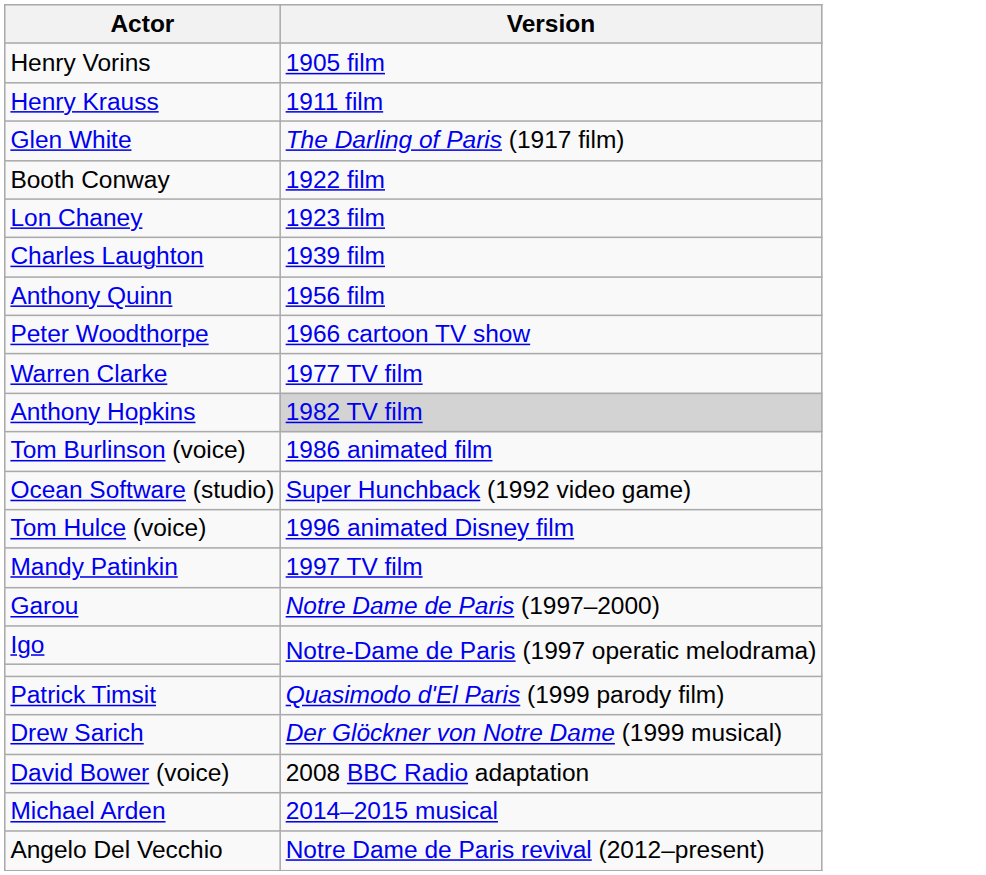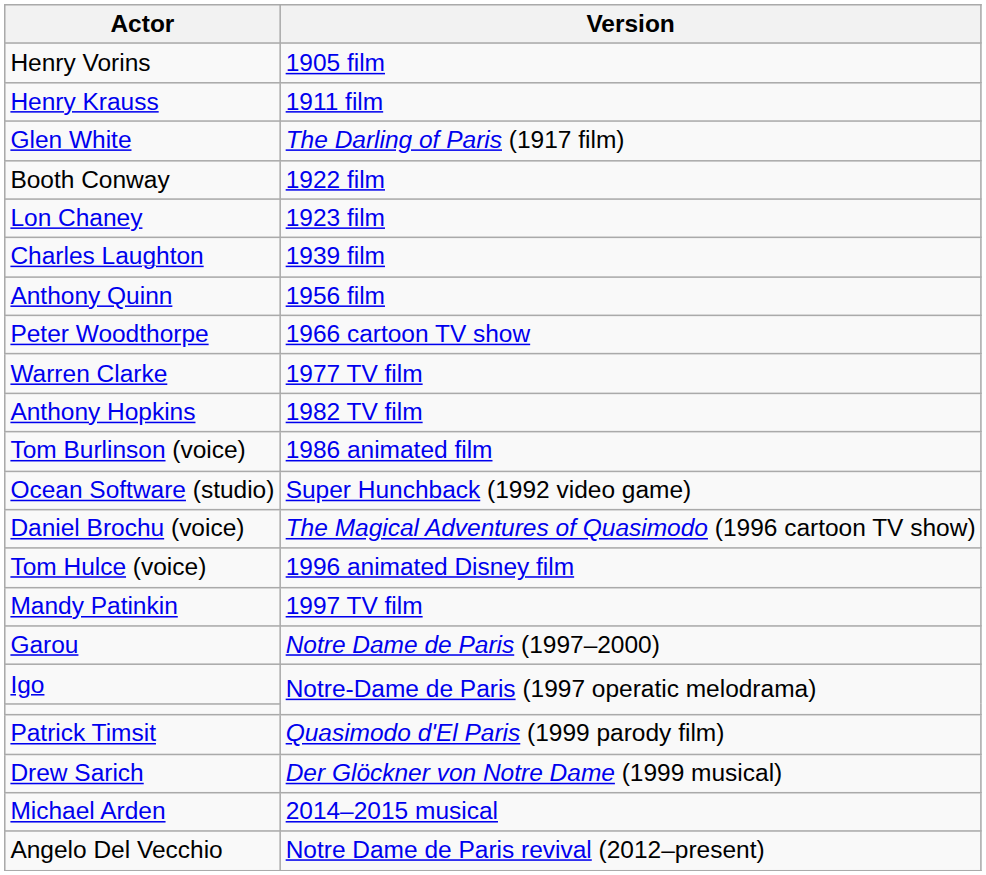(354, 412) lightgrey background -> (354, 412) no background
+ row: (127, 528)
- row: (120, 772)
